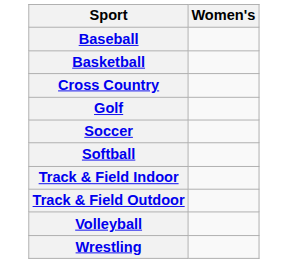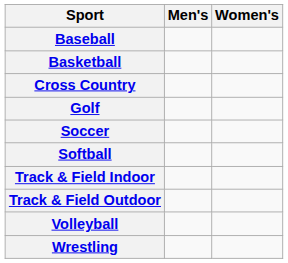+ column: (188, 16)
